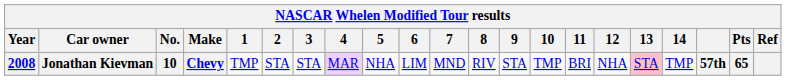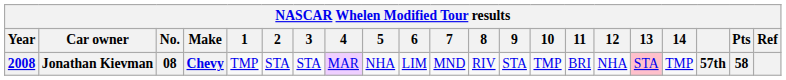(170, 63) 10 -> (170, 63) 08
(741, 63) 65 -> (741, 63) 58
